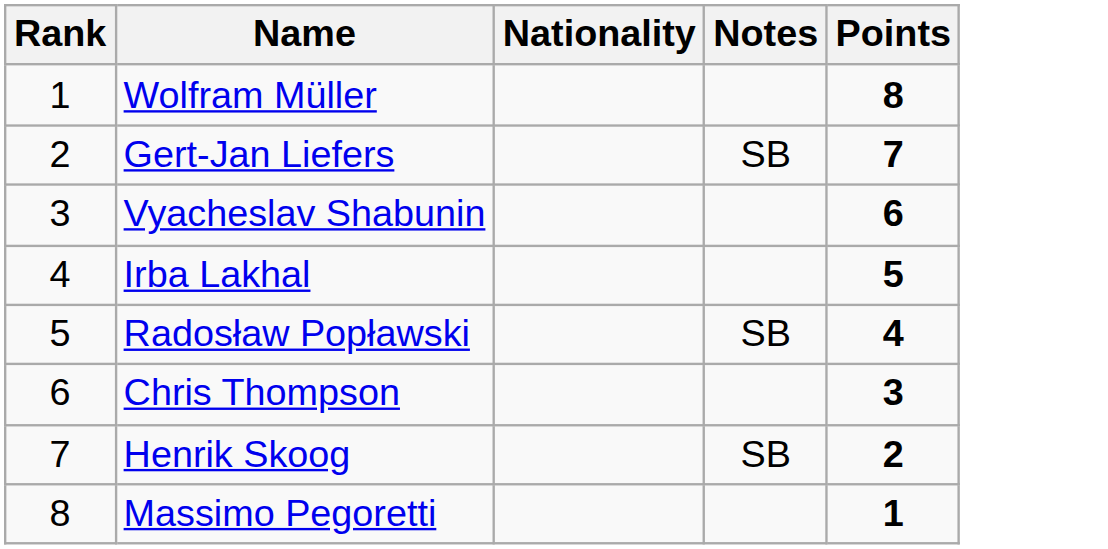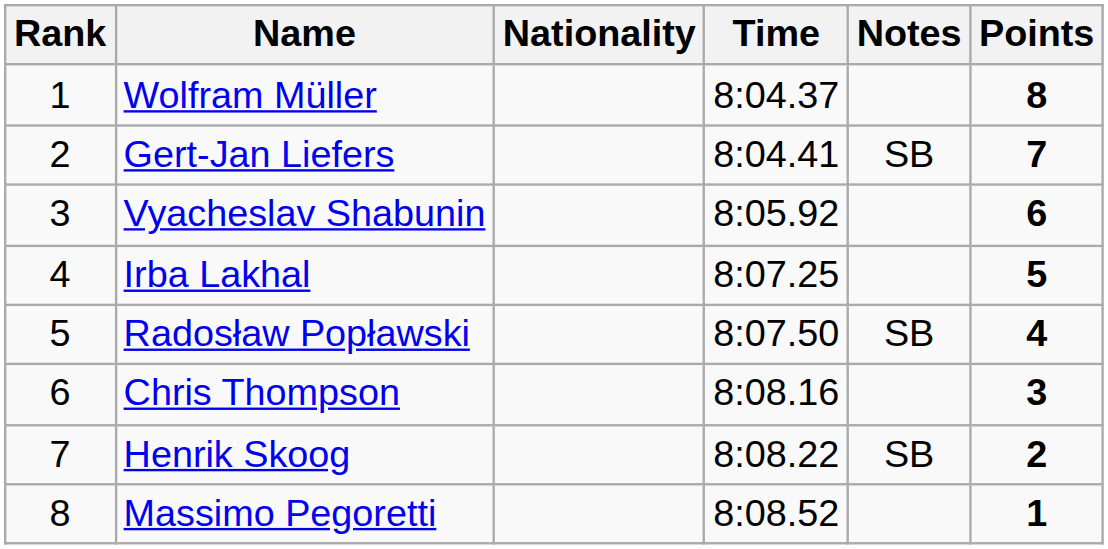+ column: (776, 34)
